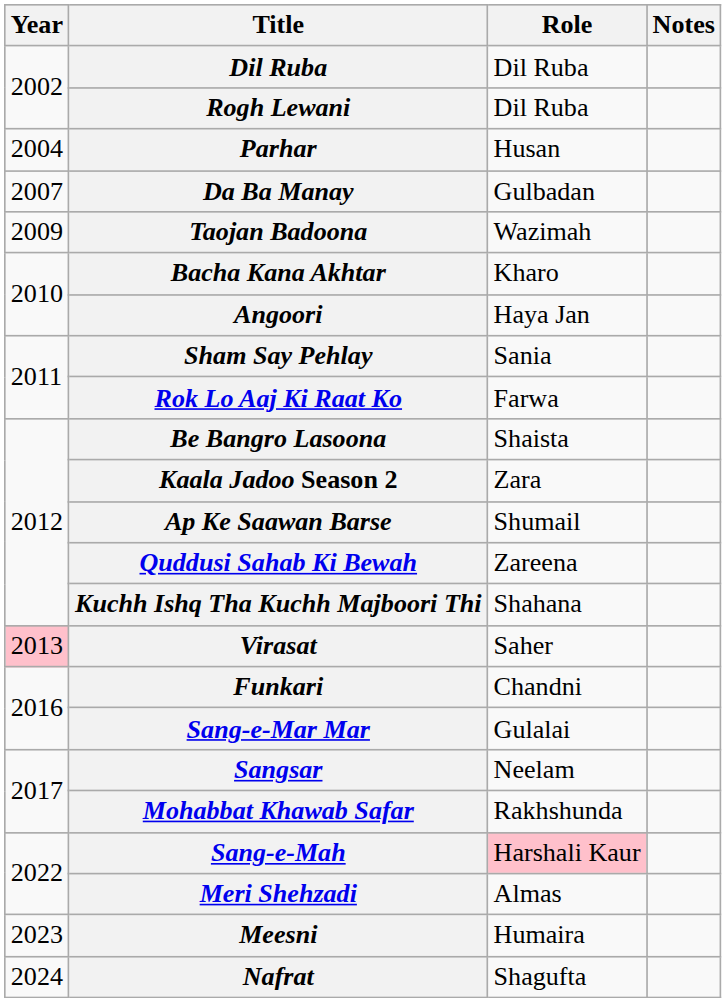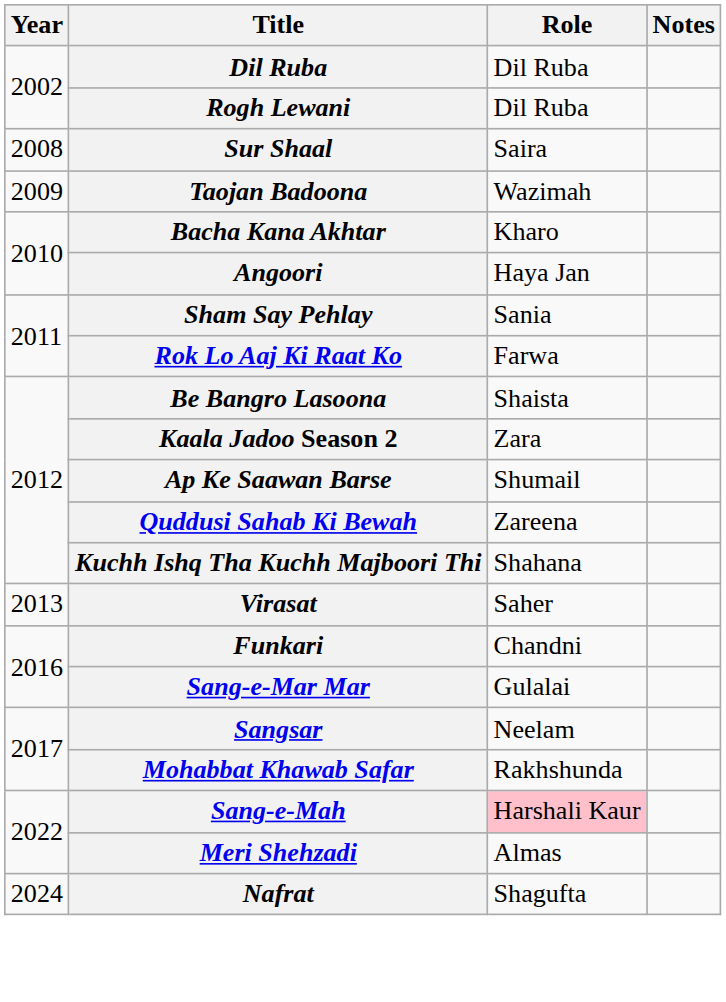- row: (278, 149)
- row: (278, 190)
+ row: (278, 149)
(37, 645) pink background -> (37, 604) no background
- row: (278, 935)
